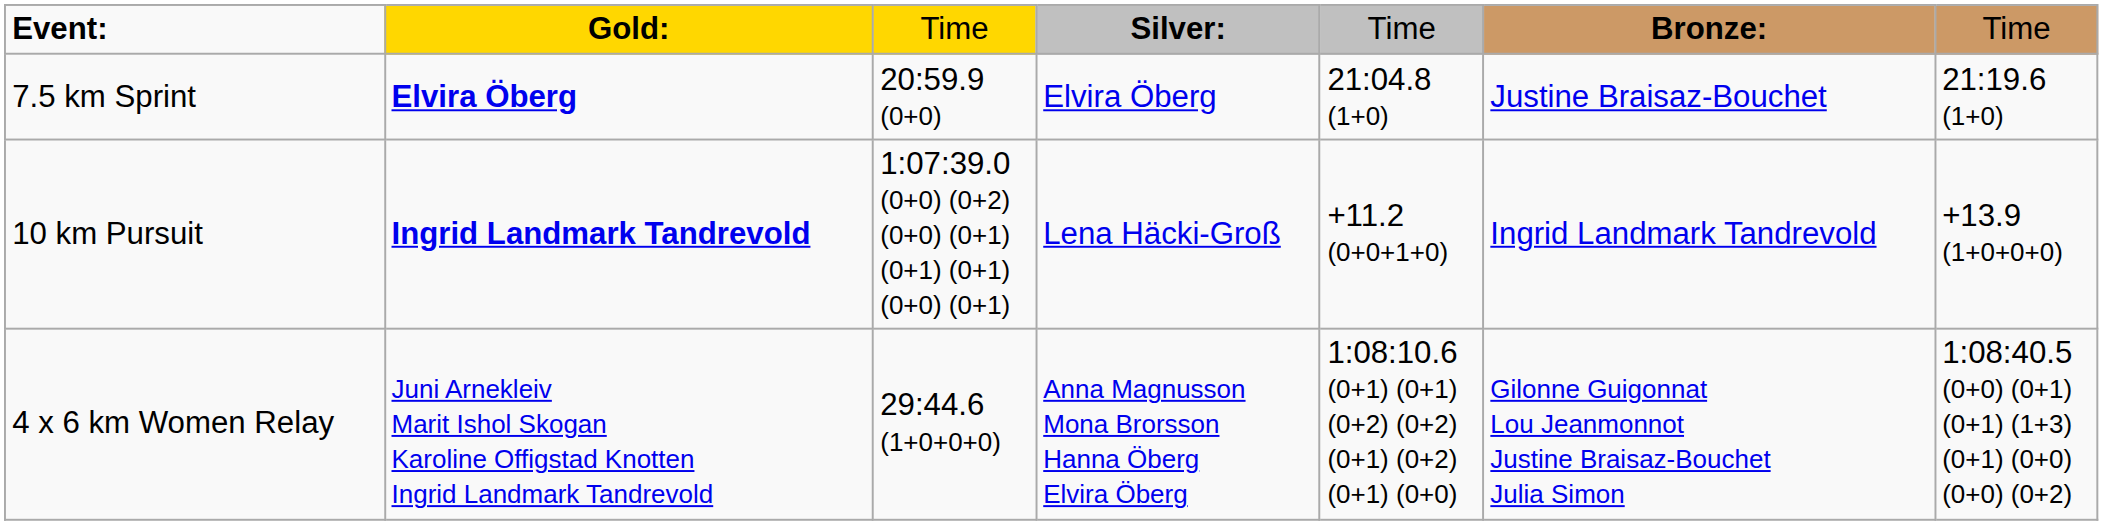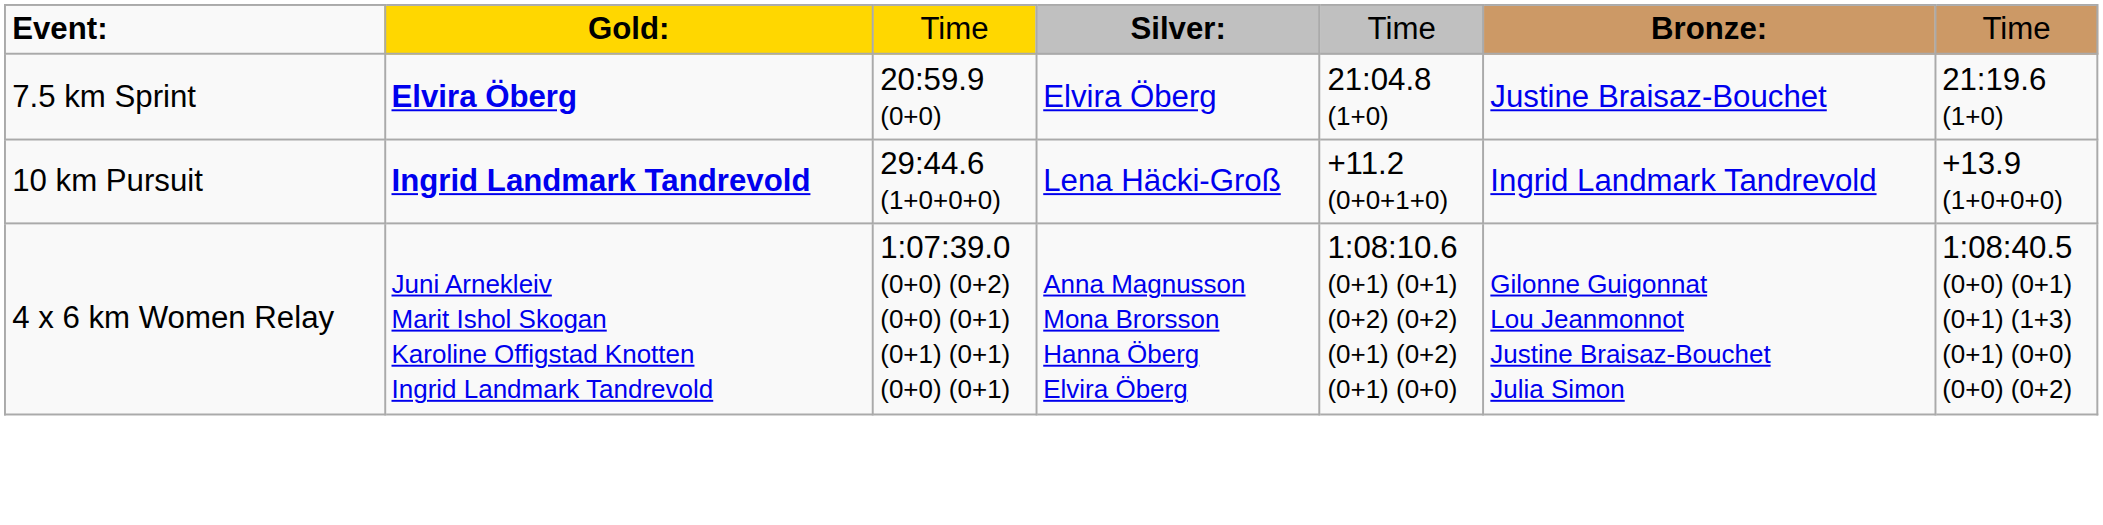(945, 233) 1:07:39.0 (0+0) (0+2) (0+0) (0+1) (0+1) (0+1) (0+0) (0+1) -> (941, 180) 29:44.6 (1+0+0+0)
(941, 423) 29:44.6 (1+0+0+0) -> (945, 318) 1:07:39.0 (0+0) (0+2) (0+0) (0+1) (0+1) (0+1) (0+0) (0+1)
